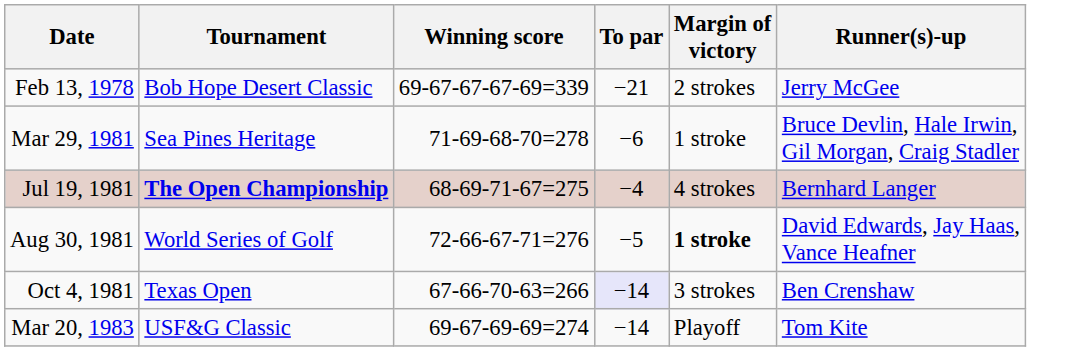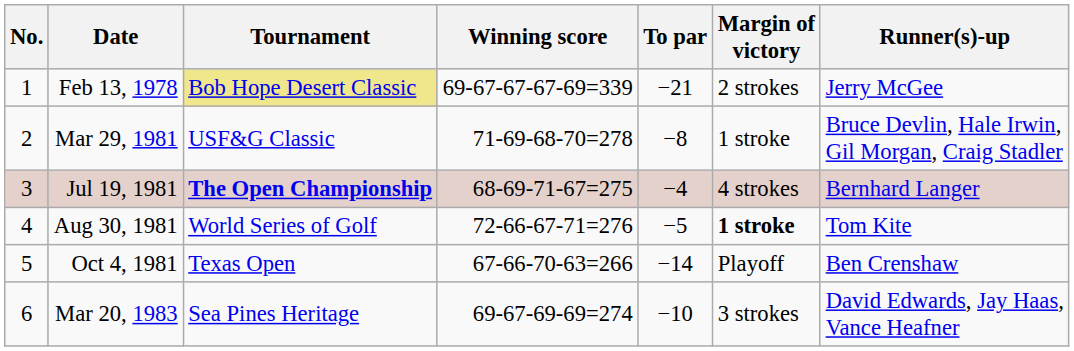+ column: (27, 36)
(258, 87) no background -> (302, 87) khaki background
(230, 138) Sea Pines Heritage -> (261, 138) USF&G Classic
(631, 138) −6 -> (675, 138) −8
(901, 239) David Edwards, Jay Haas, Vance Heafner -> (869, 226) Tom Kite
(631, 290) lavender background -> (675, 263) no background
(714, 290) 3 strokes -> (751, 263) Playoff
(218, 327) USF&G Classic -> (274, 314) Sea Pines Heritage
(631, 327) −14 -> (675, 314) −10
(707, 327) Playoff -> (758, 314) 3 strokes
(825, 327) Tom Kite -> (945, 314) David Edwards, Jay Haas, Vance Heafner
